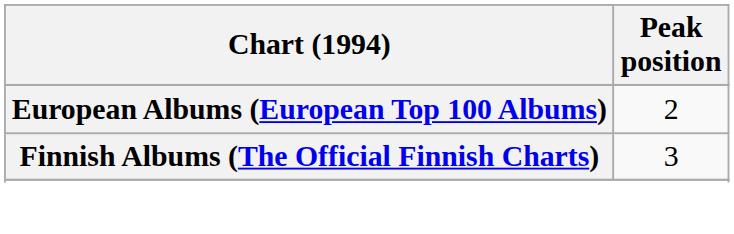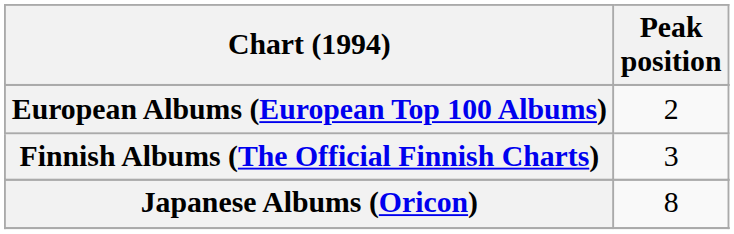+ row: (309, 203)
